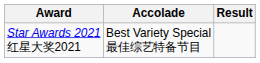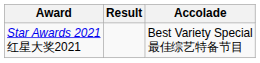columns swapped: (159, 13) <-> (235, 13)
